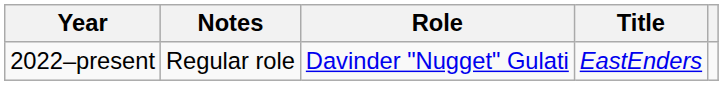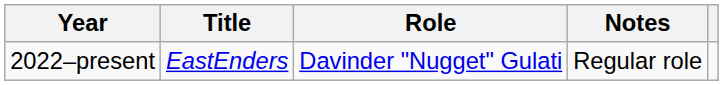columns swapped: (641, 23) <-> (230, 23)
